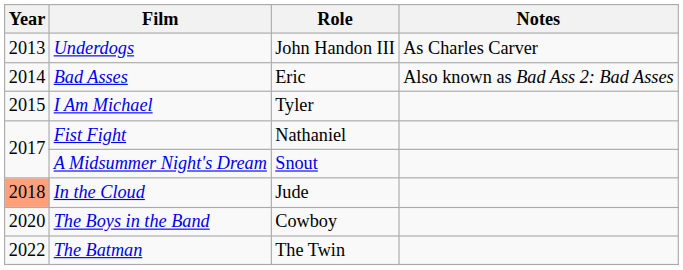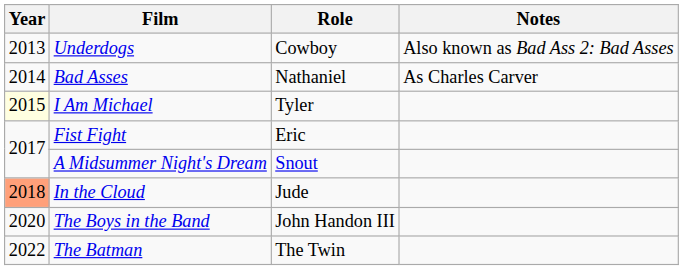(335, 47) John Handon III -> (306, 47) Cowboy
(471, 47) As Charles Carver -> (538, 47) Also known as Bad Ass 2: Bad Asses
(290, 76) Eric -> (311, 76) Nathaniel
(538, 76) Also known as Bad Ass 2: Bad Asses -> (471, 76) As Charles Carver
(27, 105) no background -> (27, 105) lightyellow background
(311, 134) Nathaniel -> (290, 134) Eric
(306, 221) Cowboy -> (335, 221) John Handon III
